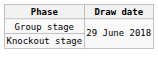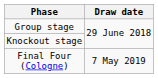+ row: (44, 61)
